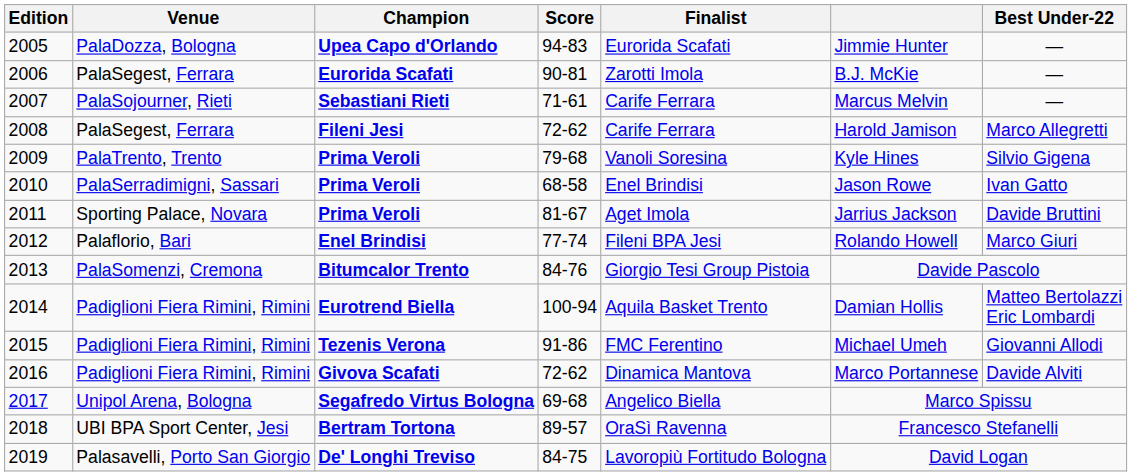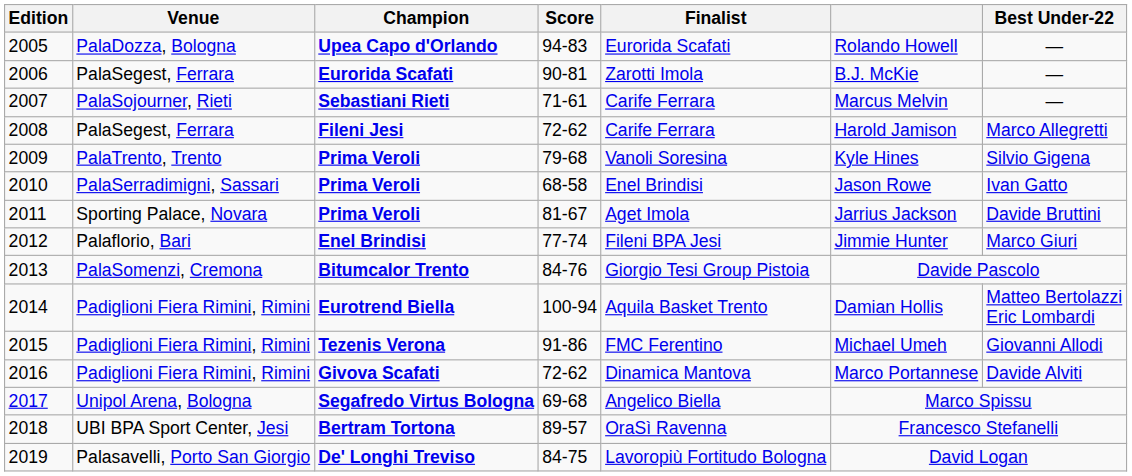(891, 46) Jimmie Hunter -> (896, 46) Rolando Howell
(896, 241) Rolando Howell -> (891, 241) Jimmie Hunter
